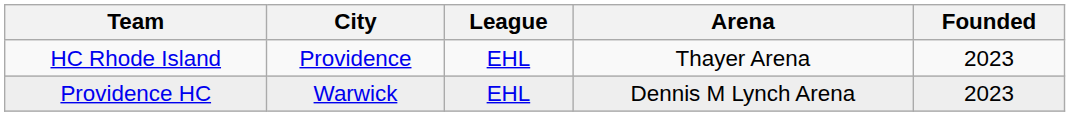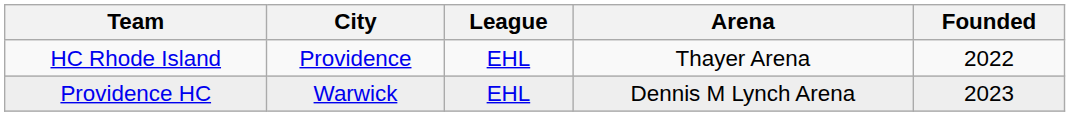(989, 57) 2023 -> (989, 57) 2022
